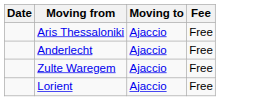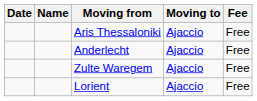+ column: (53, 13)
